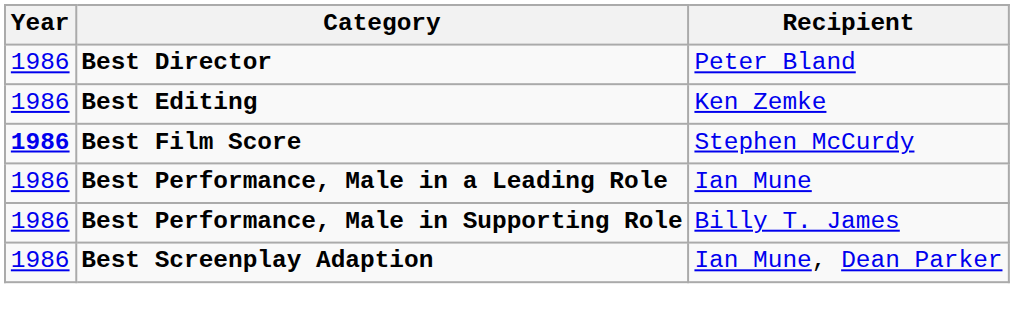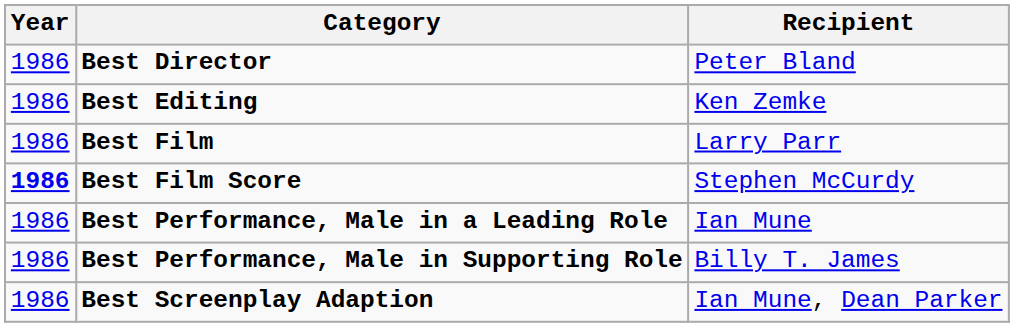+ row: (147, 144)
